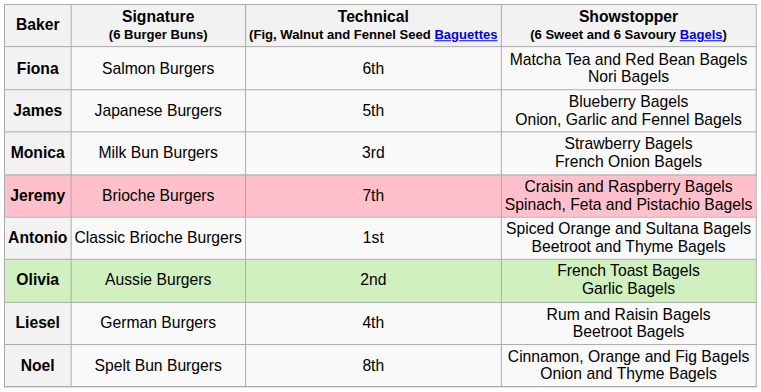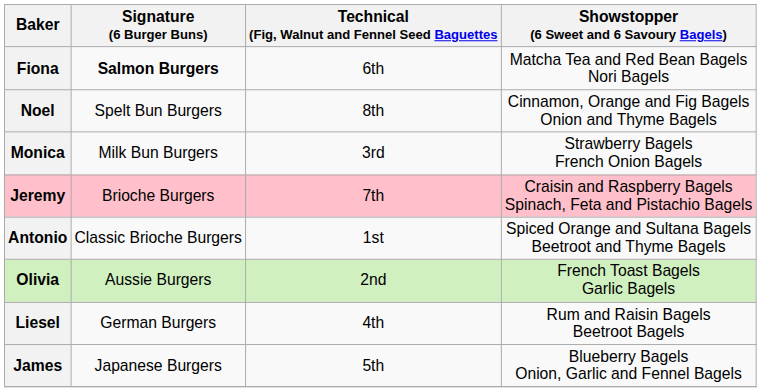(158, 68) normal -> (158, 68) bold
rows swapped: (38, 365) <-> (38, 110)
